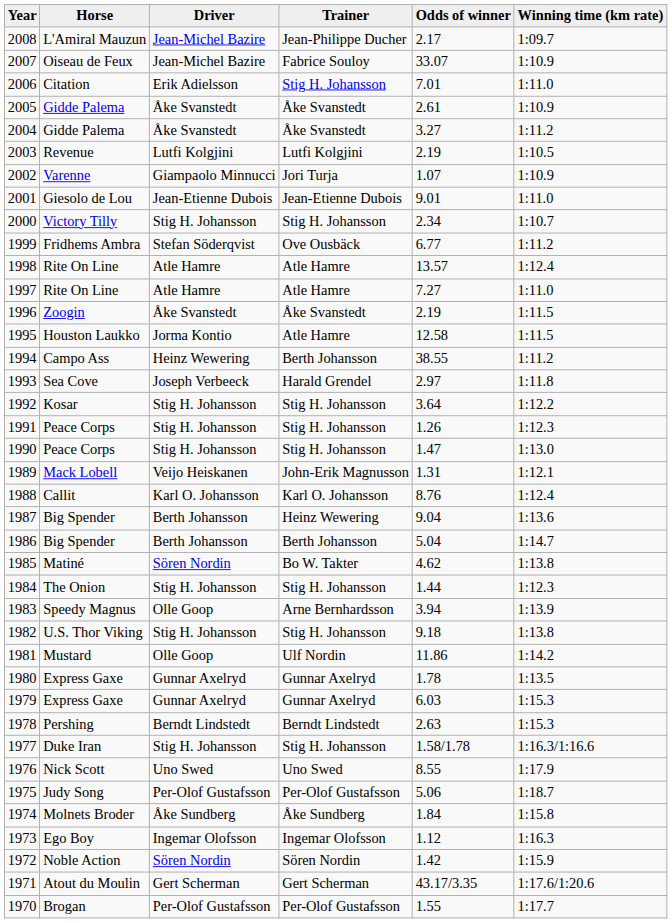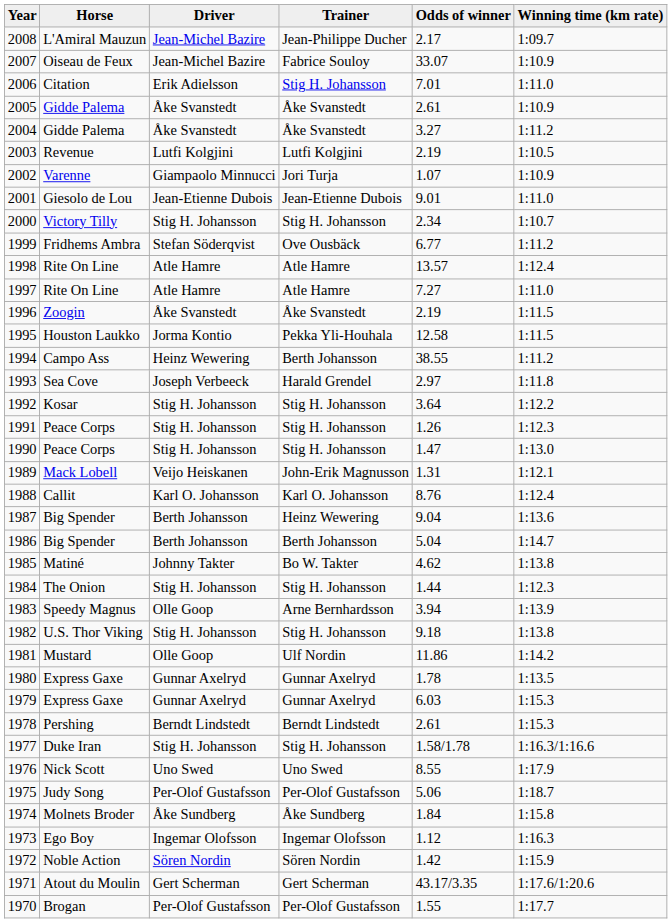(316, 335) Atle Hamre -> (337, 335) Pekka Yli-Houhala
(192, 564) Sören Nordin -> (194, 564) Johnny Takter
(428, 723) 2.63 -> (428, 723) 2.61
